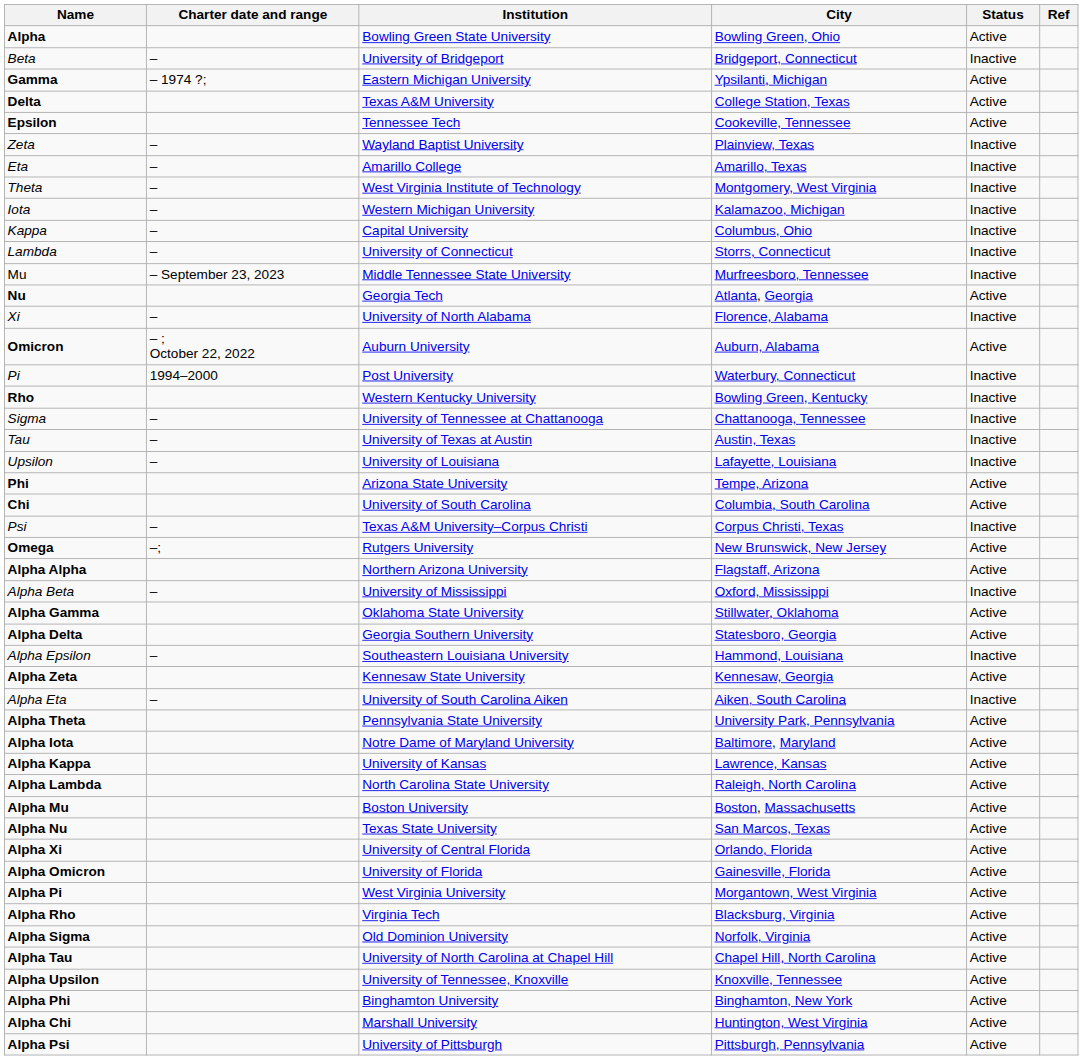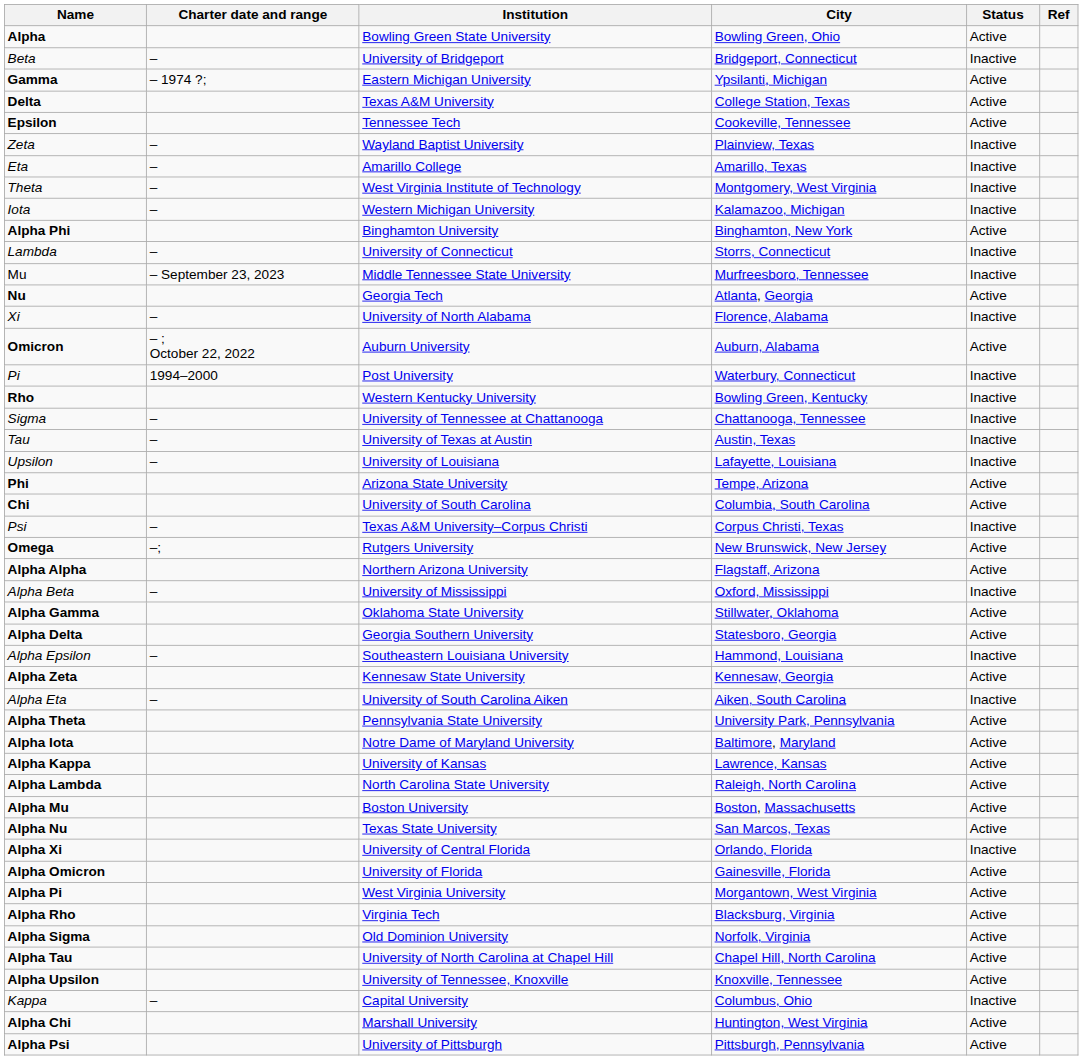rows swapped: (27, 230) <-> (39, 1001)
(988, 850) Active -> (993, 850) Inactive
